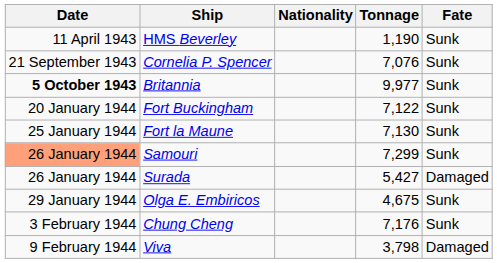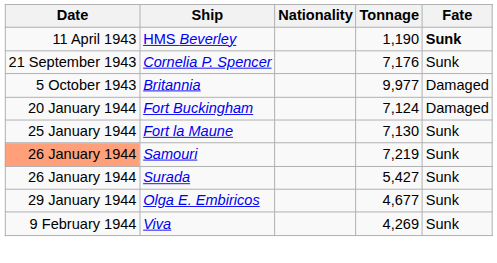(442, 39) normal -> (444, 39) bold
(401, 62) 7,076 -> (401, 62) 7,176
(84, 85) bold -> (86, 85) normal
(442, 85) Sunk -> (457, 85) Damaged
(401, 108) 7,122 -> (401, 108) 7,124
(442, 108) Sunk -> (457, 108) Damaged
(401, 154) 7,299 -> (401, 154) 7,219
(457, 177) Damaged -> (442, 177) Sunk
(401, 200) 4,675 -> (401, 200) 4,677
- row: (188, 223)
(401, 246) 3,798 -> (401, 223) 4,269
(457, 246) Damaged -> (442, 223) Sunk
